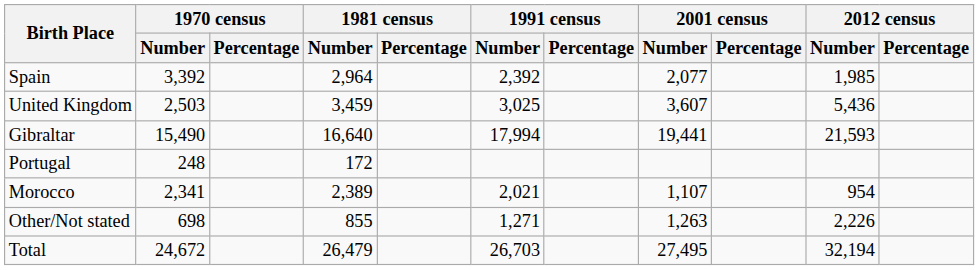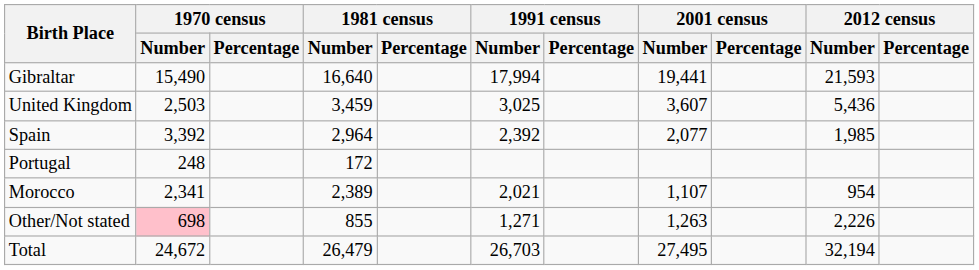rows swapped: (42, 134) <-> (30, 76)
(191, 221) no background -> (191, 221) pink background
